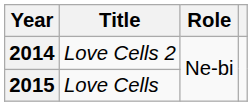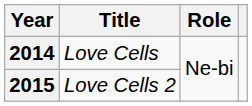(120, 52) Love Cells 2 -> (111, 52) Love Cells
(111, 85) Love Cells -> (120, 85) Love Cells 2
